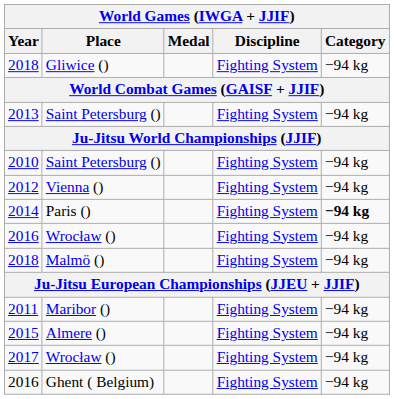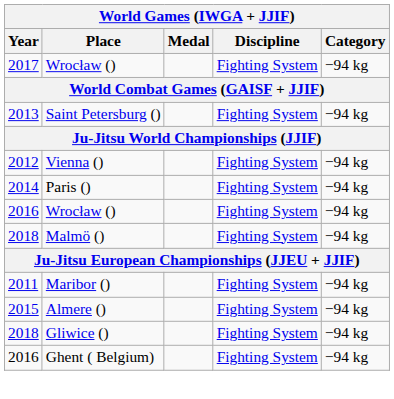rows swapped: (23, 357) <-> (23, 65)
- row: (23, 162)
(347, 211) bold -> (347, 187) normal
